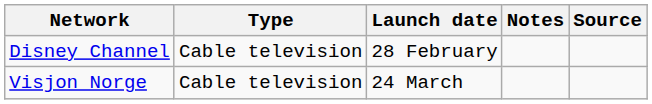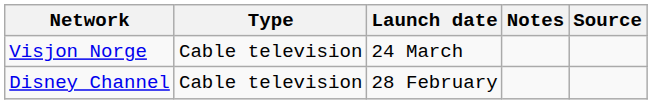rows swapped: (90, 51) <-> (78, 83)
